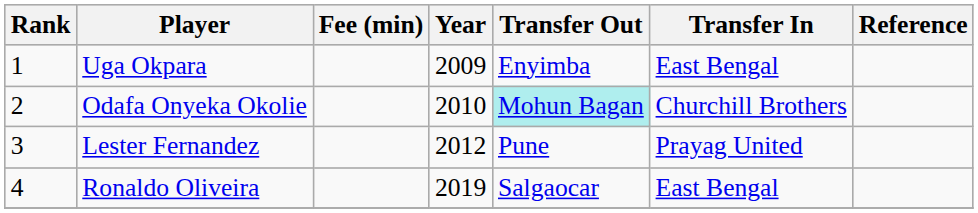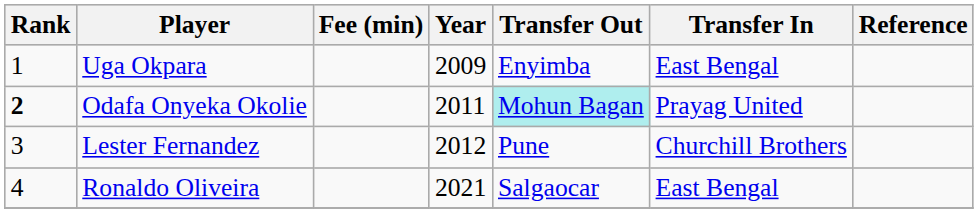(17, 106) normal -> (17, 106) bold
(461, 106) 2010 -> (460, 106) 2011
(751, 106) Churchill Brothers -> (729, 106) Prayag United
(729, 146) Prayag United -> (751, 146) Churchill Brothers
(461, 187) 2019 -> (461, 187) 2021
